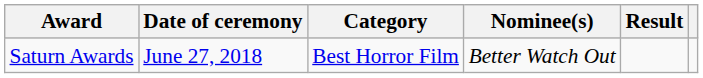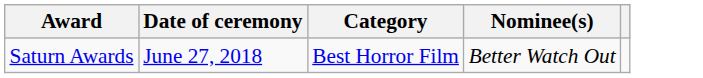- column: (654, 21)
